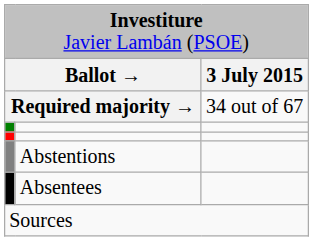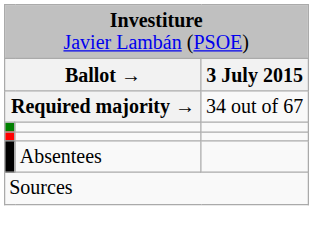- row: (10, 157)
